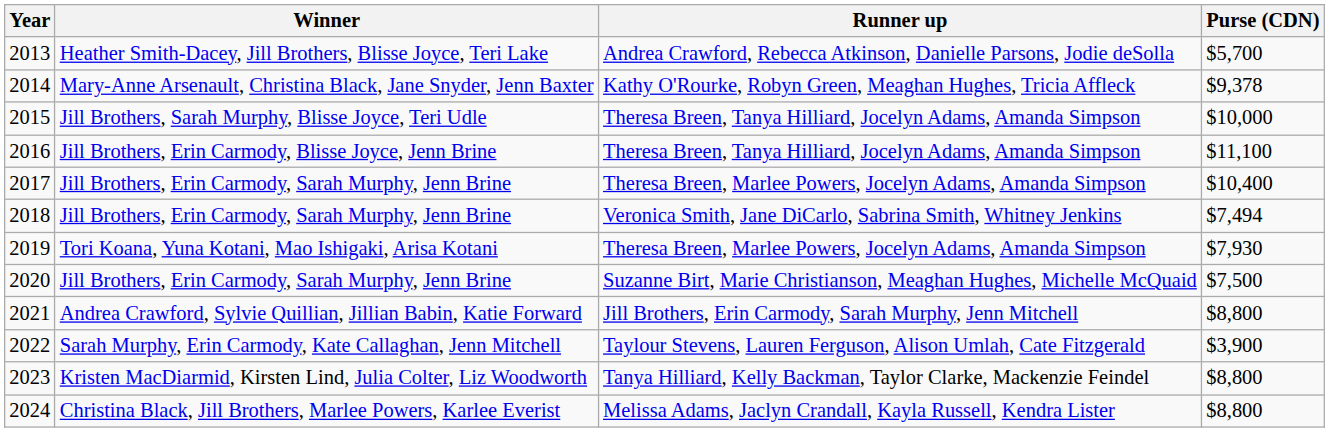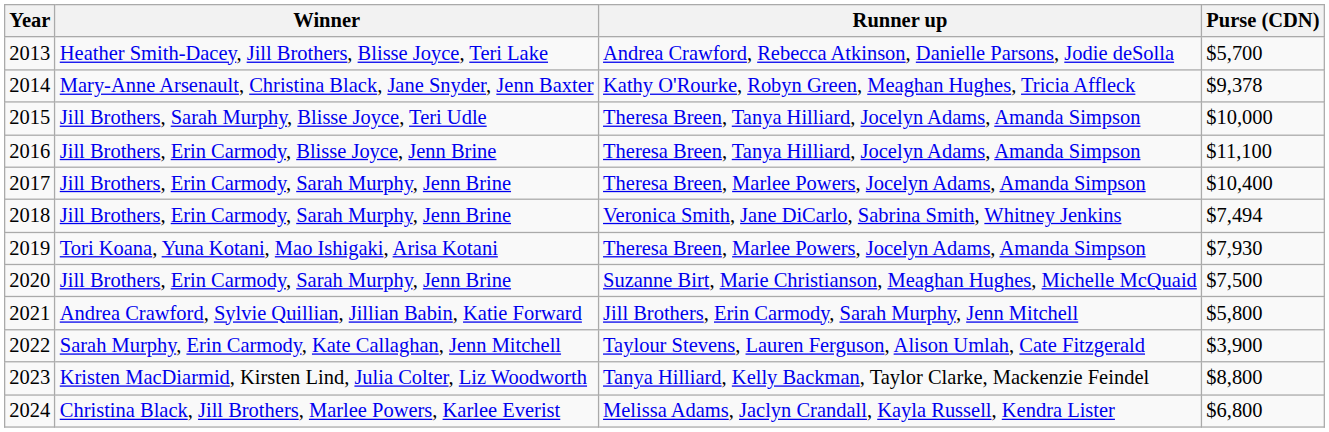(1234, 313) $8,800 -> (1234, 313) $5,800
(1234, 410) $8,800 -> (1234, 410) $6,800
